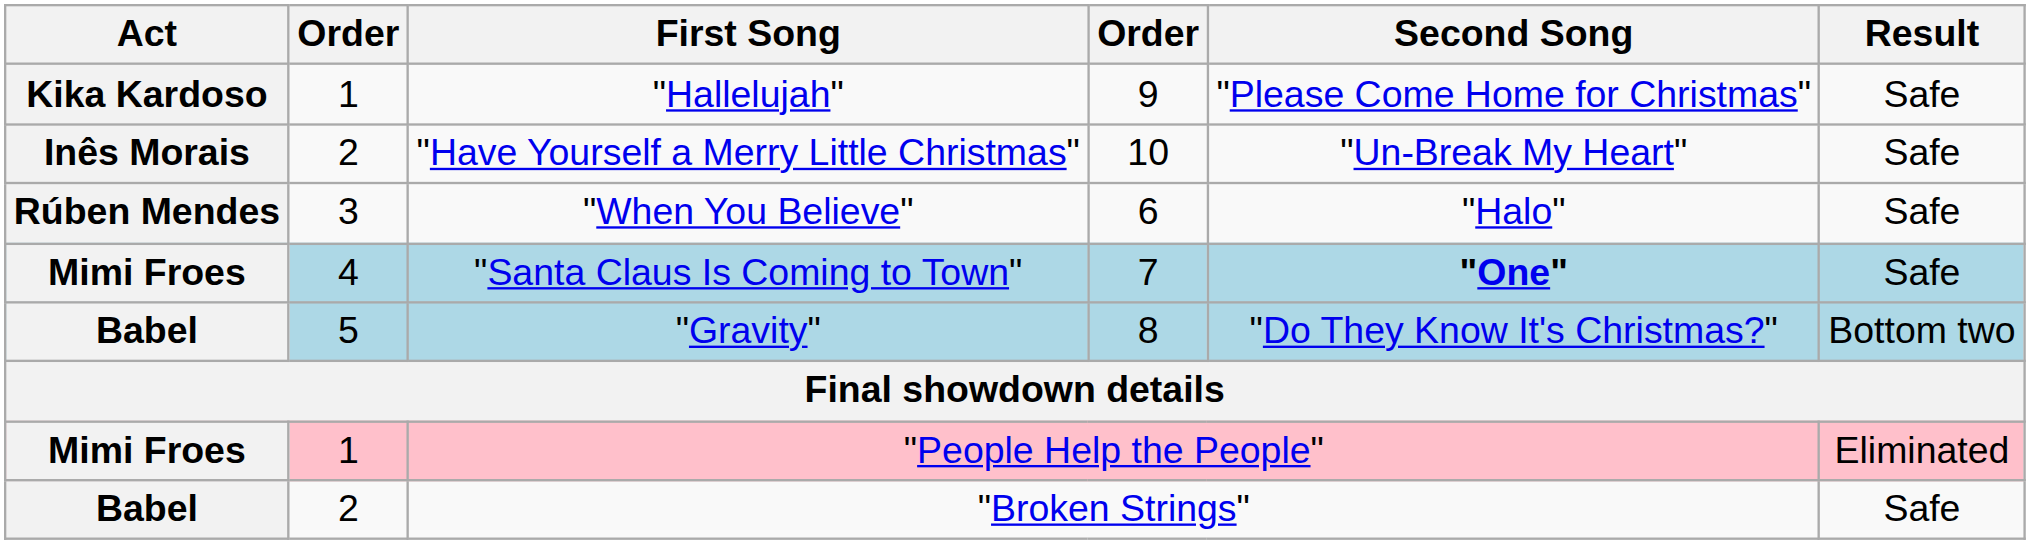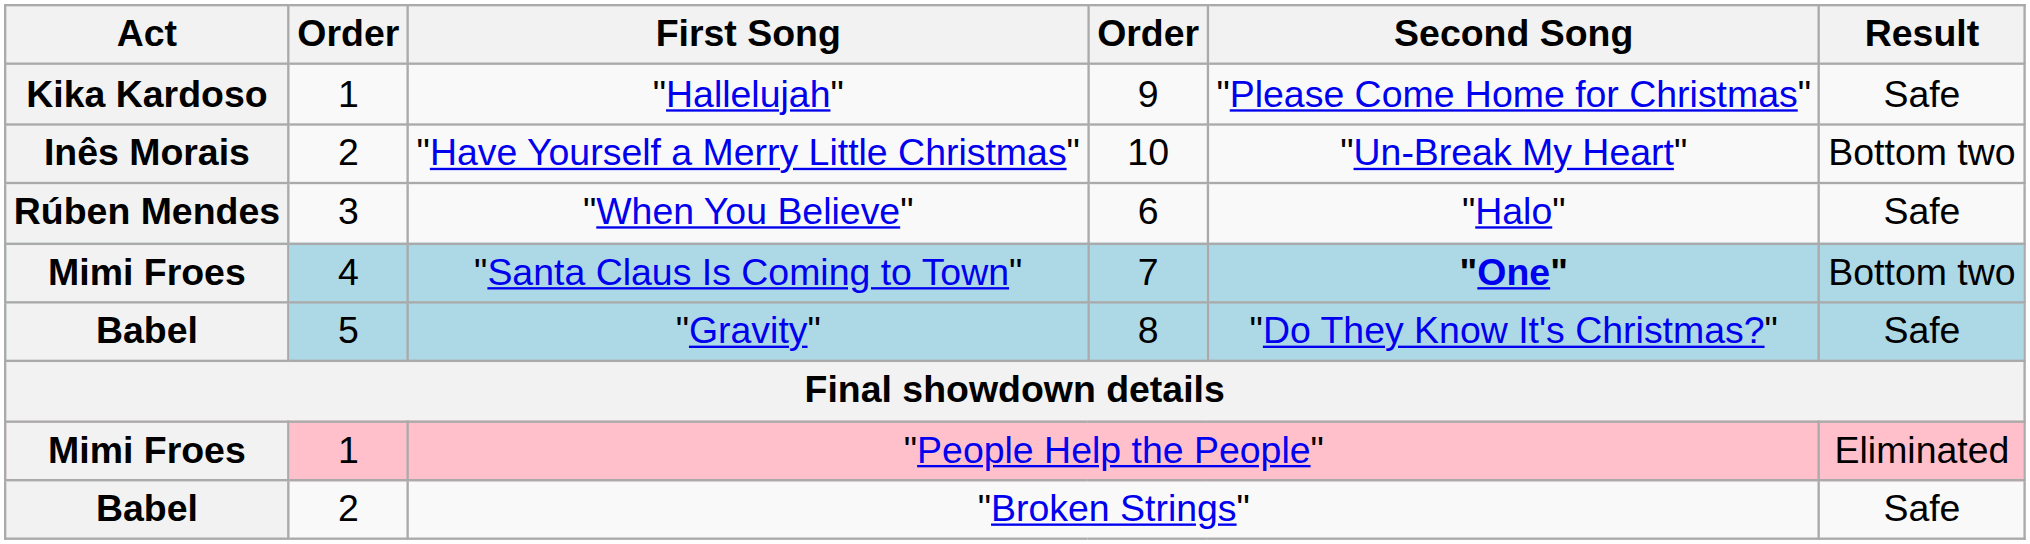(1922, 152) Safe -> (1922, 152) Bottom two
(1922, 271) Safe -> (1922, 271) Bottom two
(1922, 331) Bottom two -> (1922, 331) Safe
